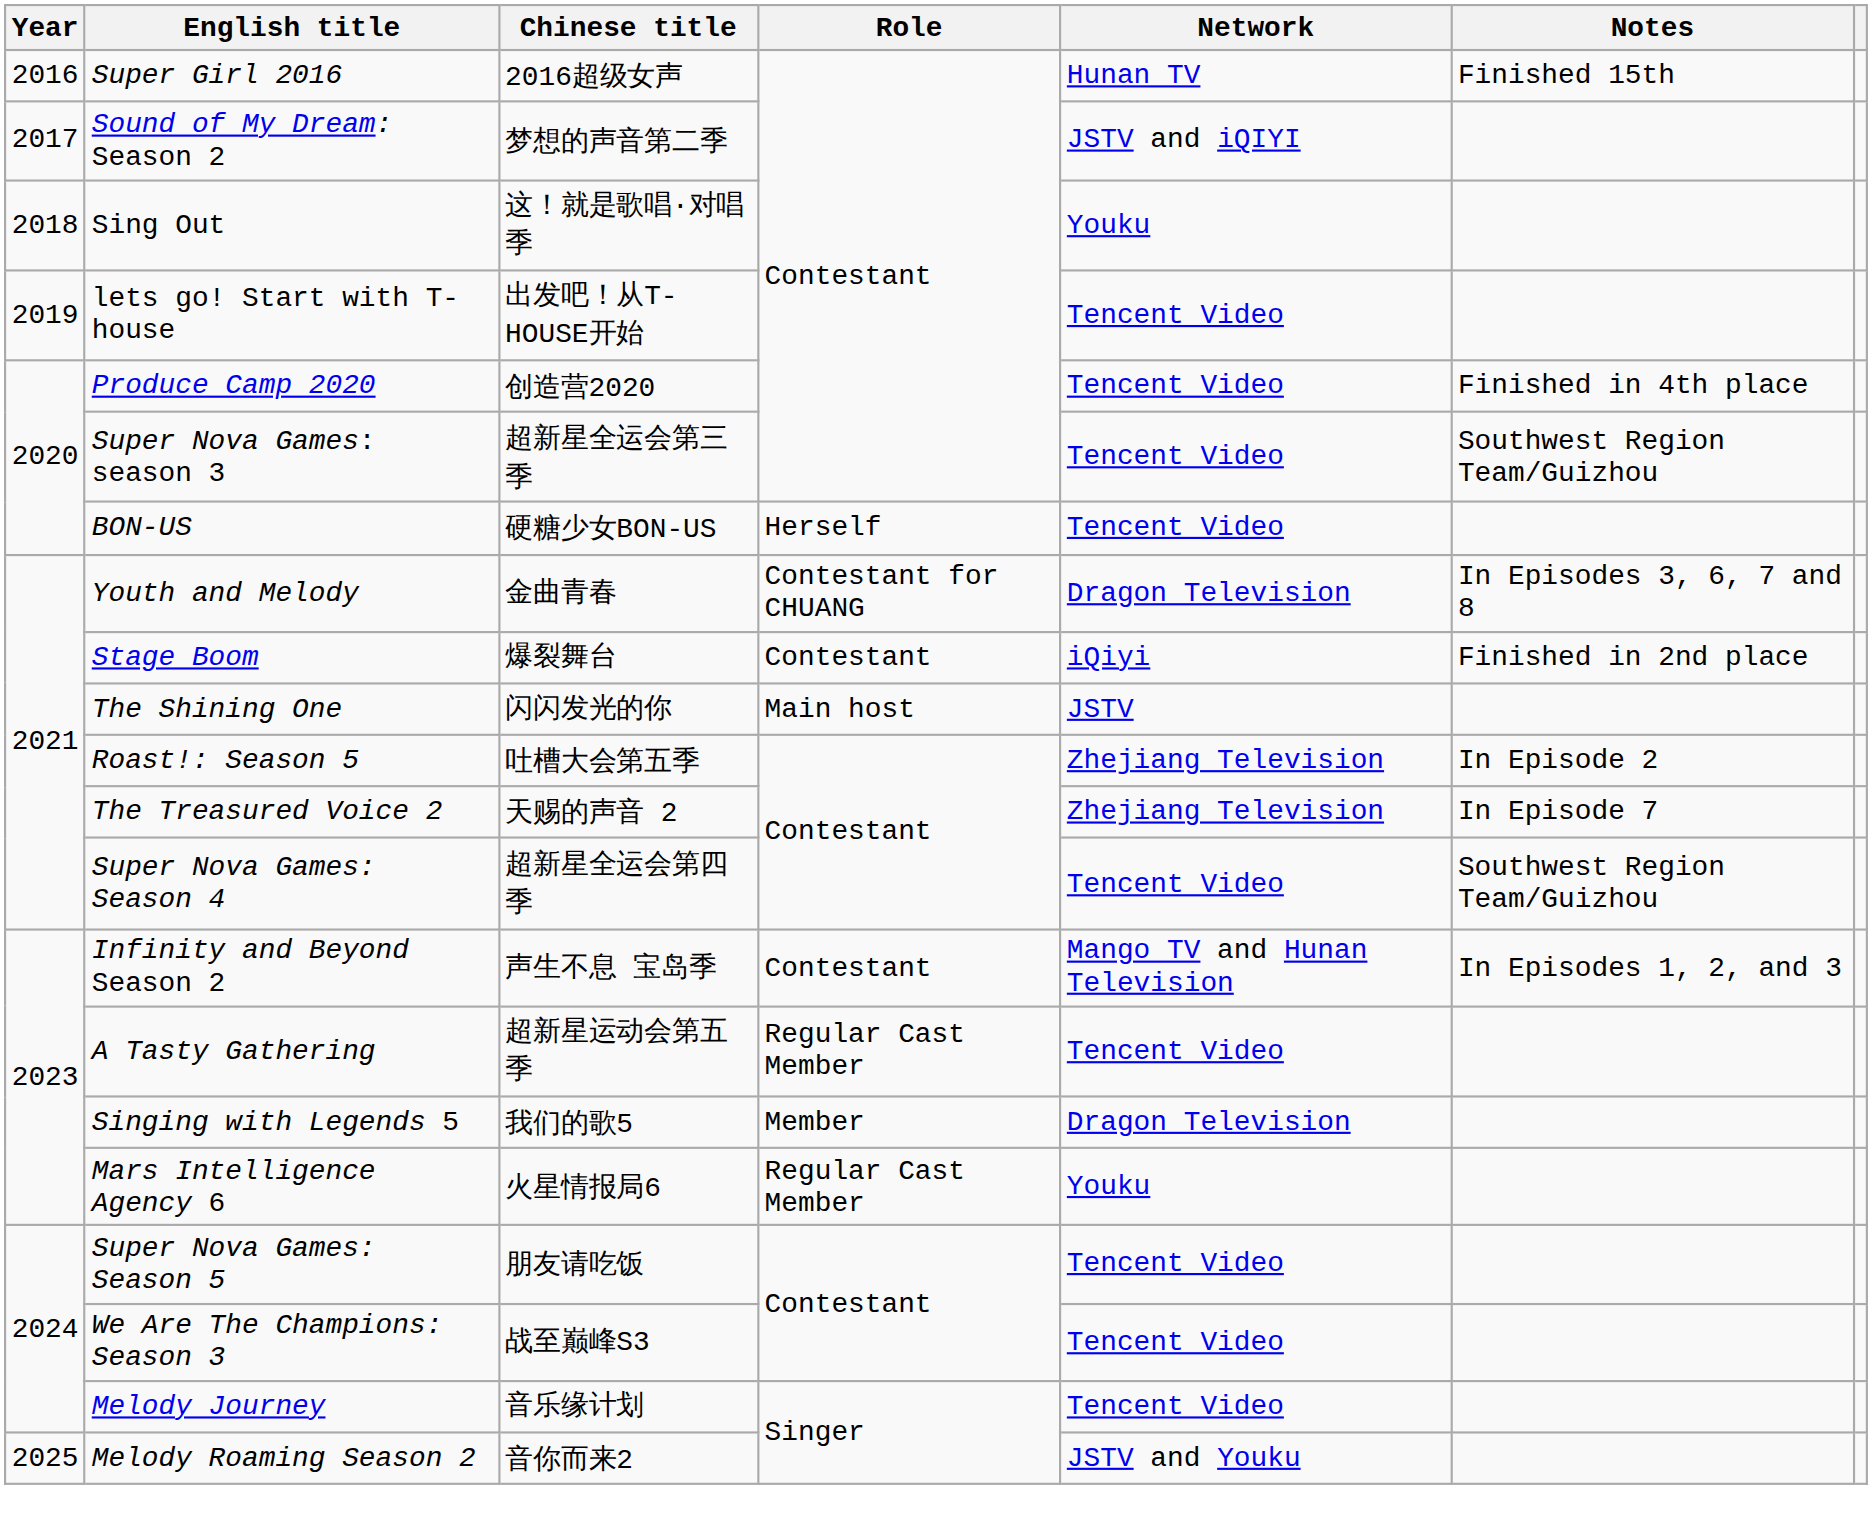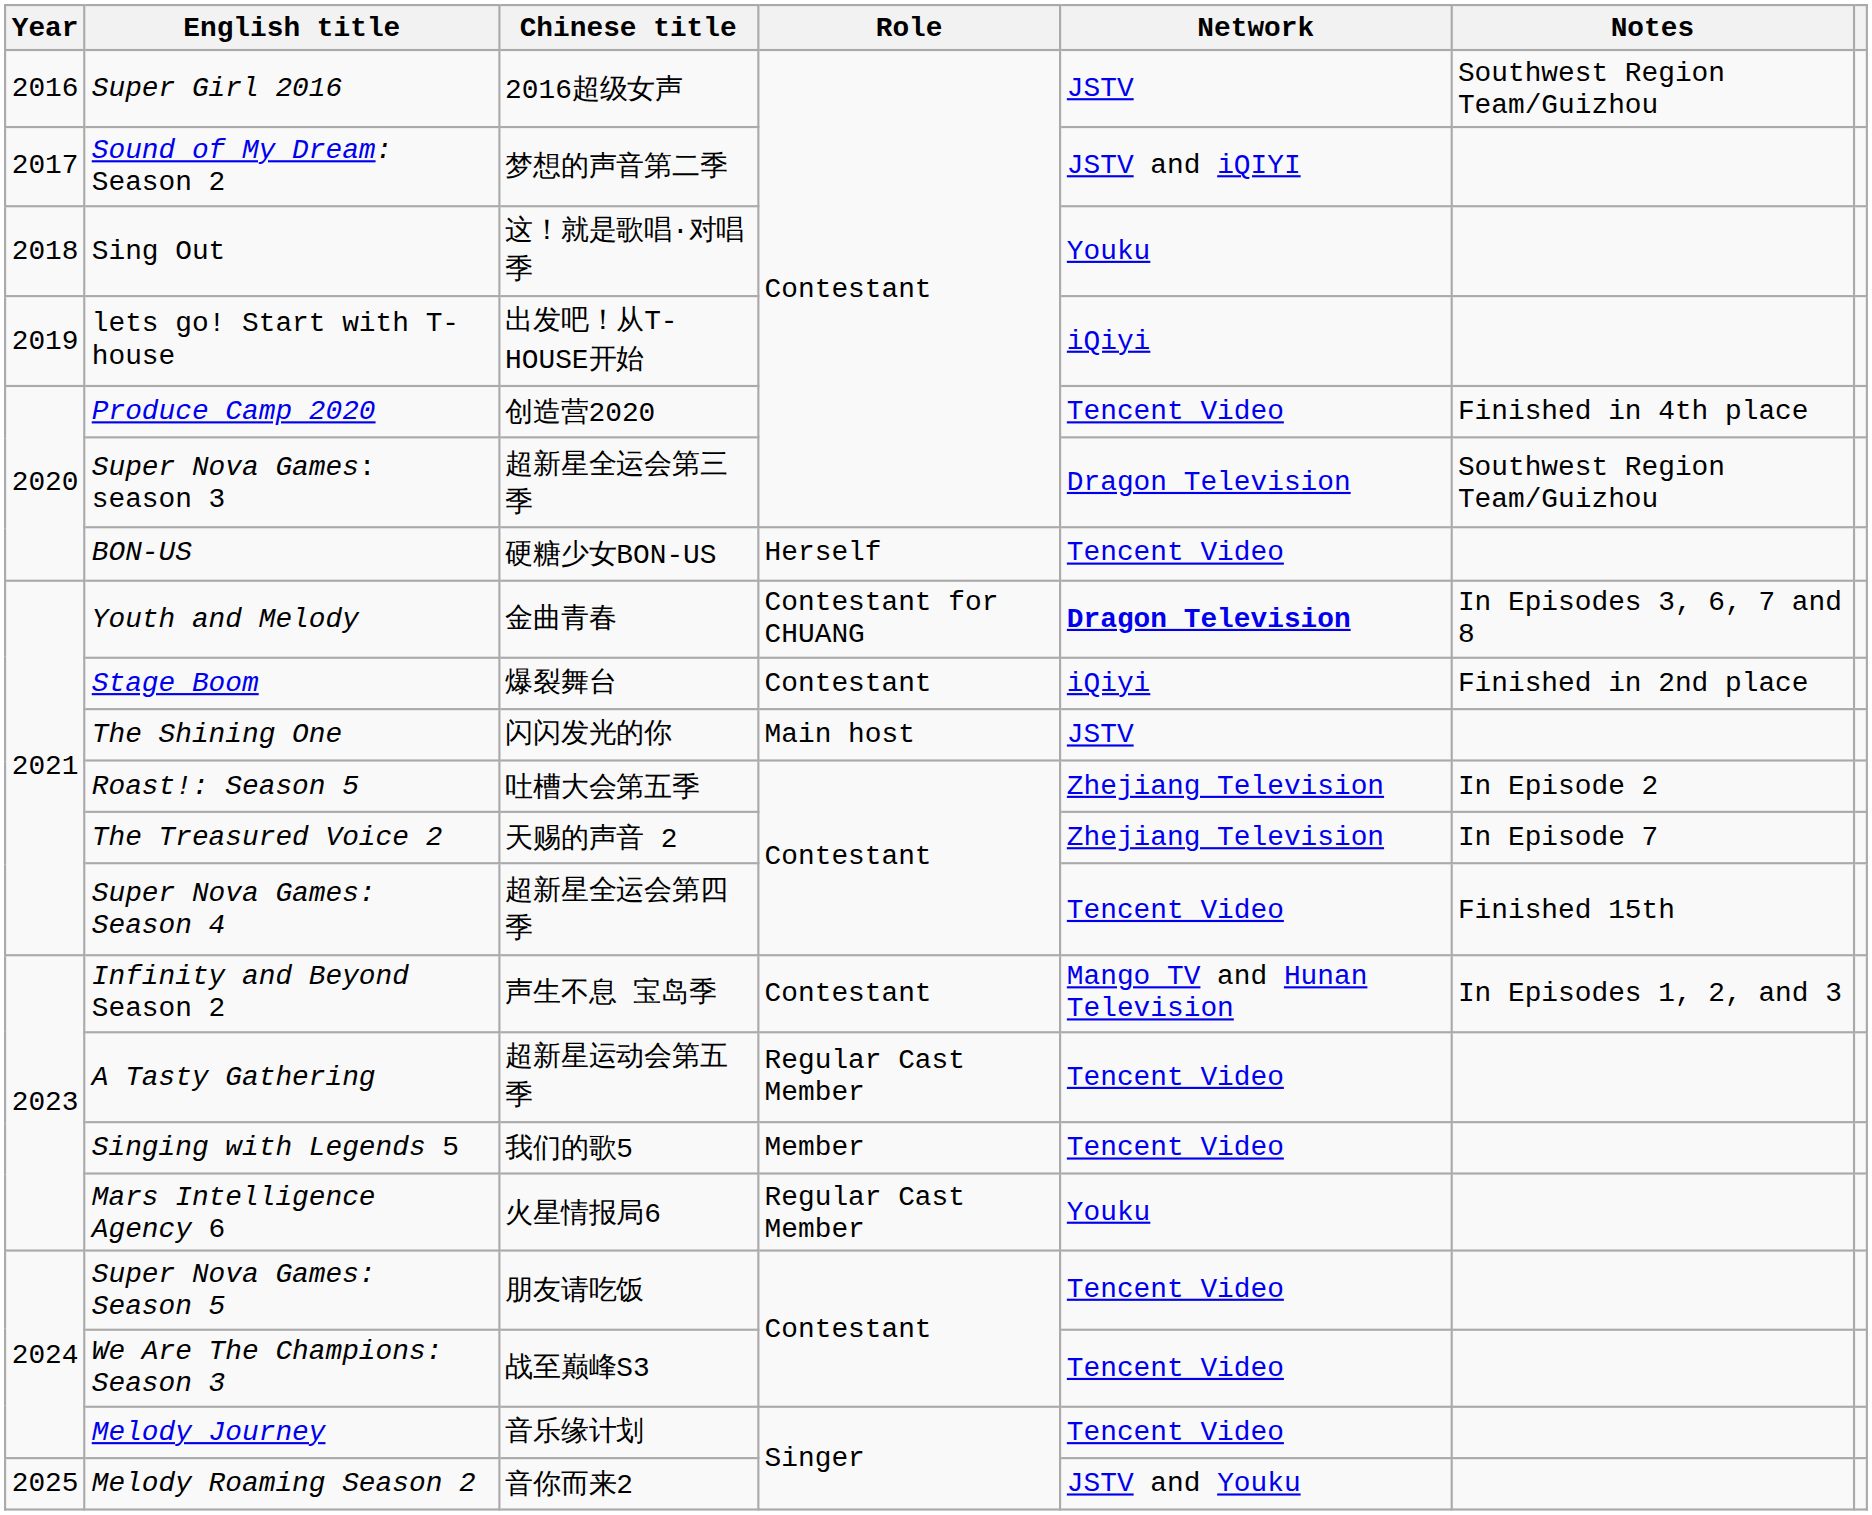(1134, 76) Hunan TV -> (1100, 89) JSTV
(1566, 76) Finished 15th -> (1591, 89) Southwest Region Team/Guizhou
(1175, 315) Tencent Video -> (1109, 341) iQiyi
(1175, 457) Tencent Video -> (1209, 483) Dragon Television
(1209, 593) normal -> (1209, 618) bold
(1591, 884) Southwest Region Team/Guizhou -> (1566, 909) Finished 15th
(1209, 1122) Dragon Television -> (1175, 1148) Tencent Video
